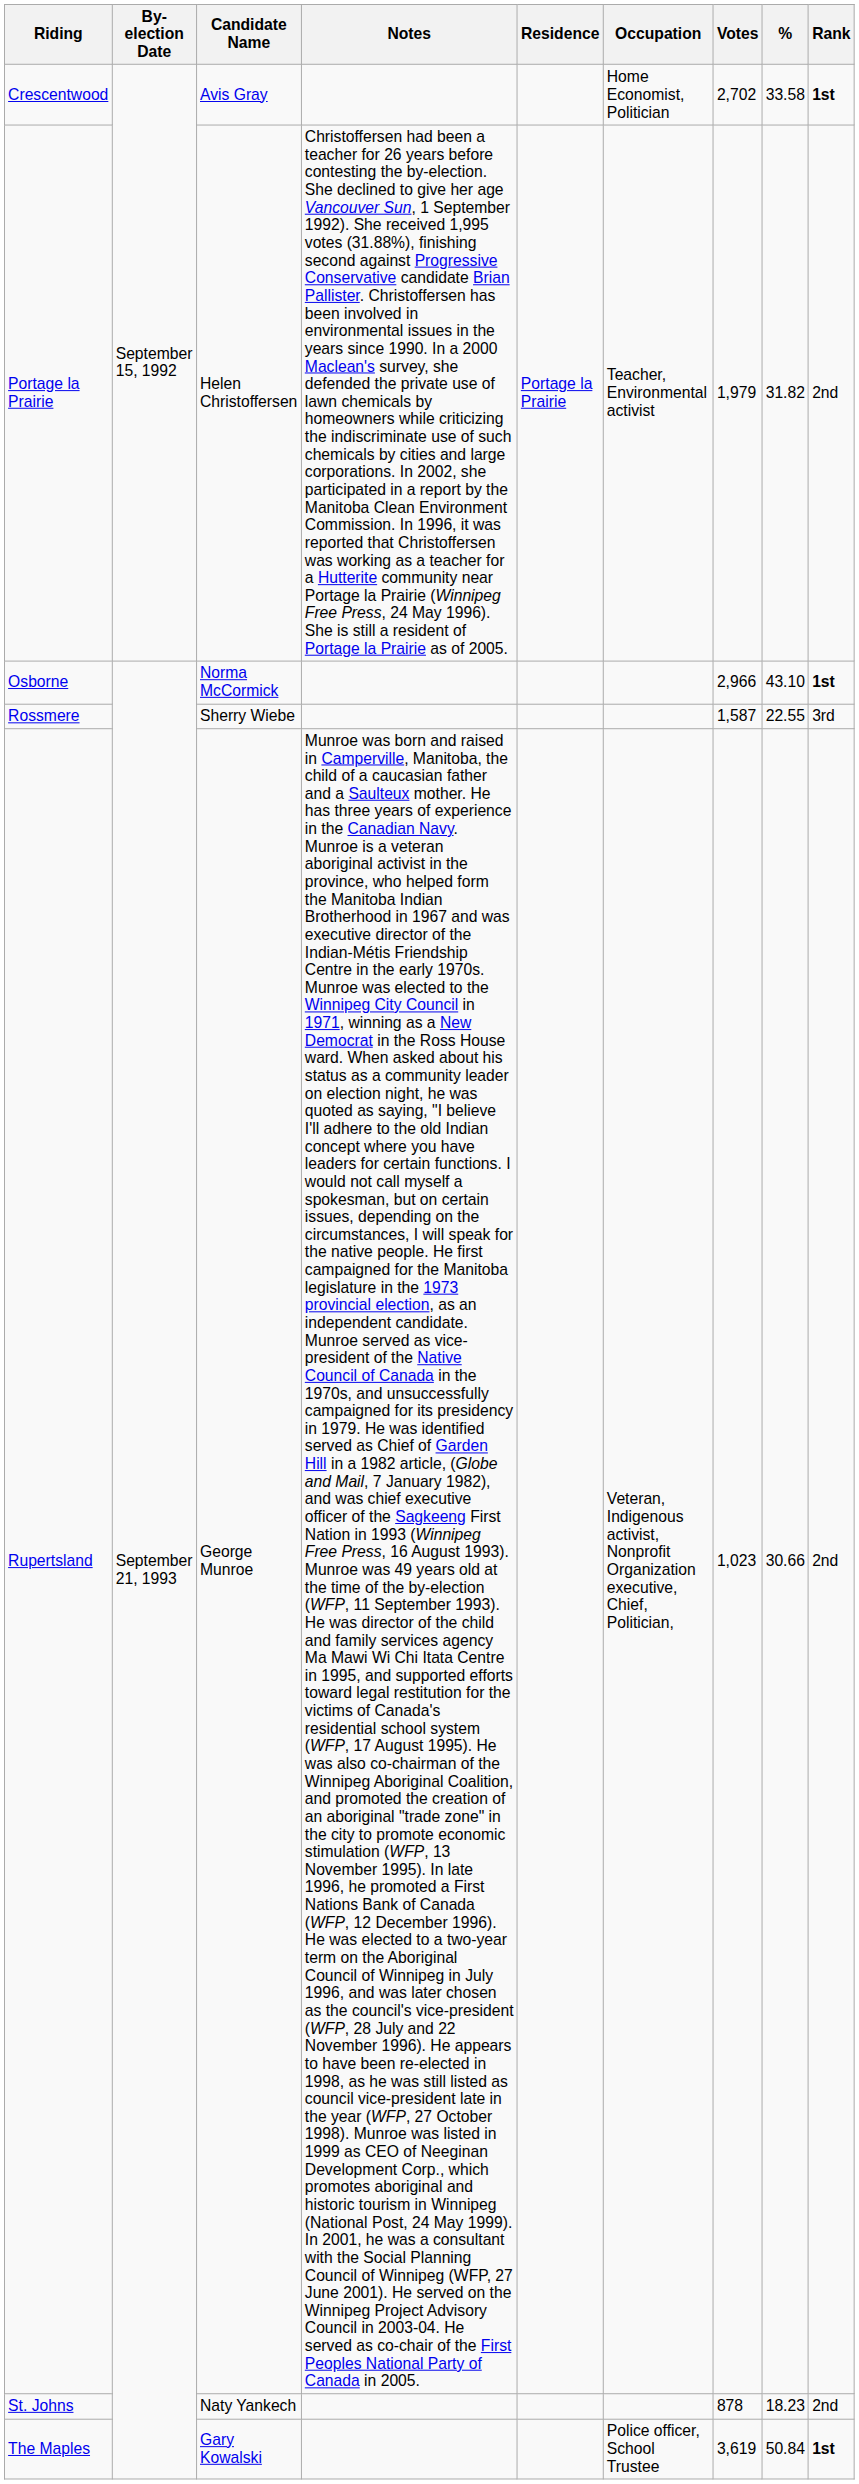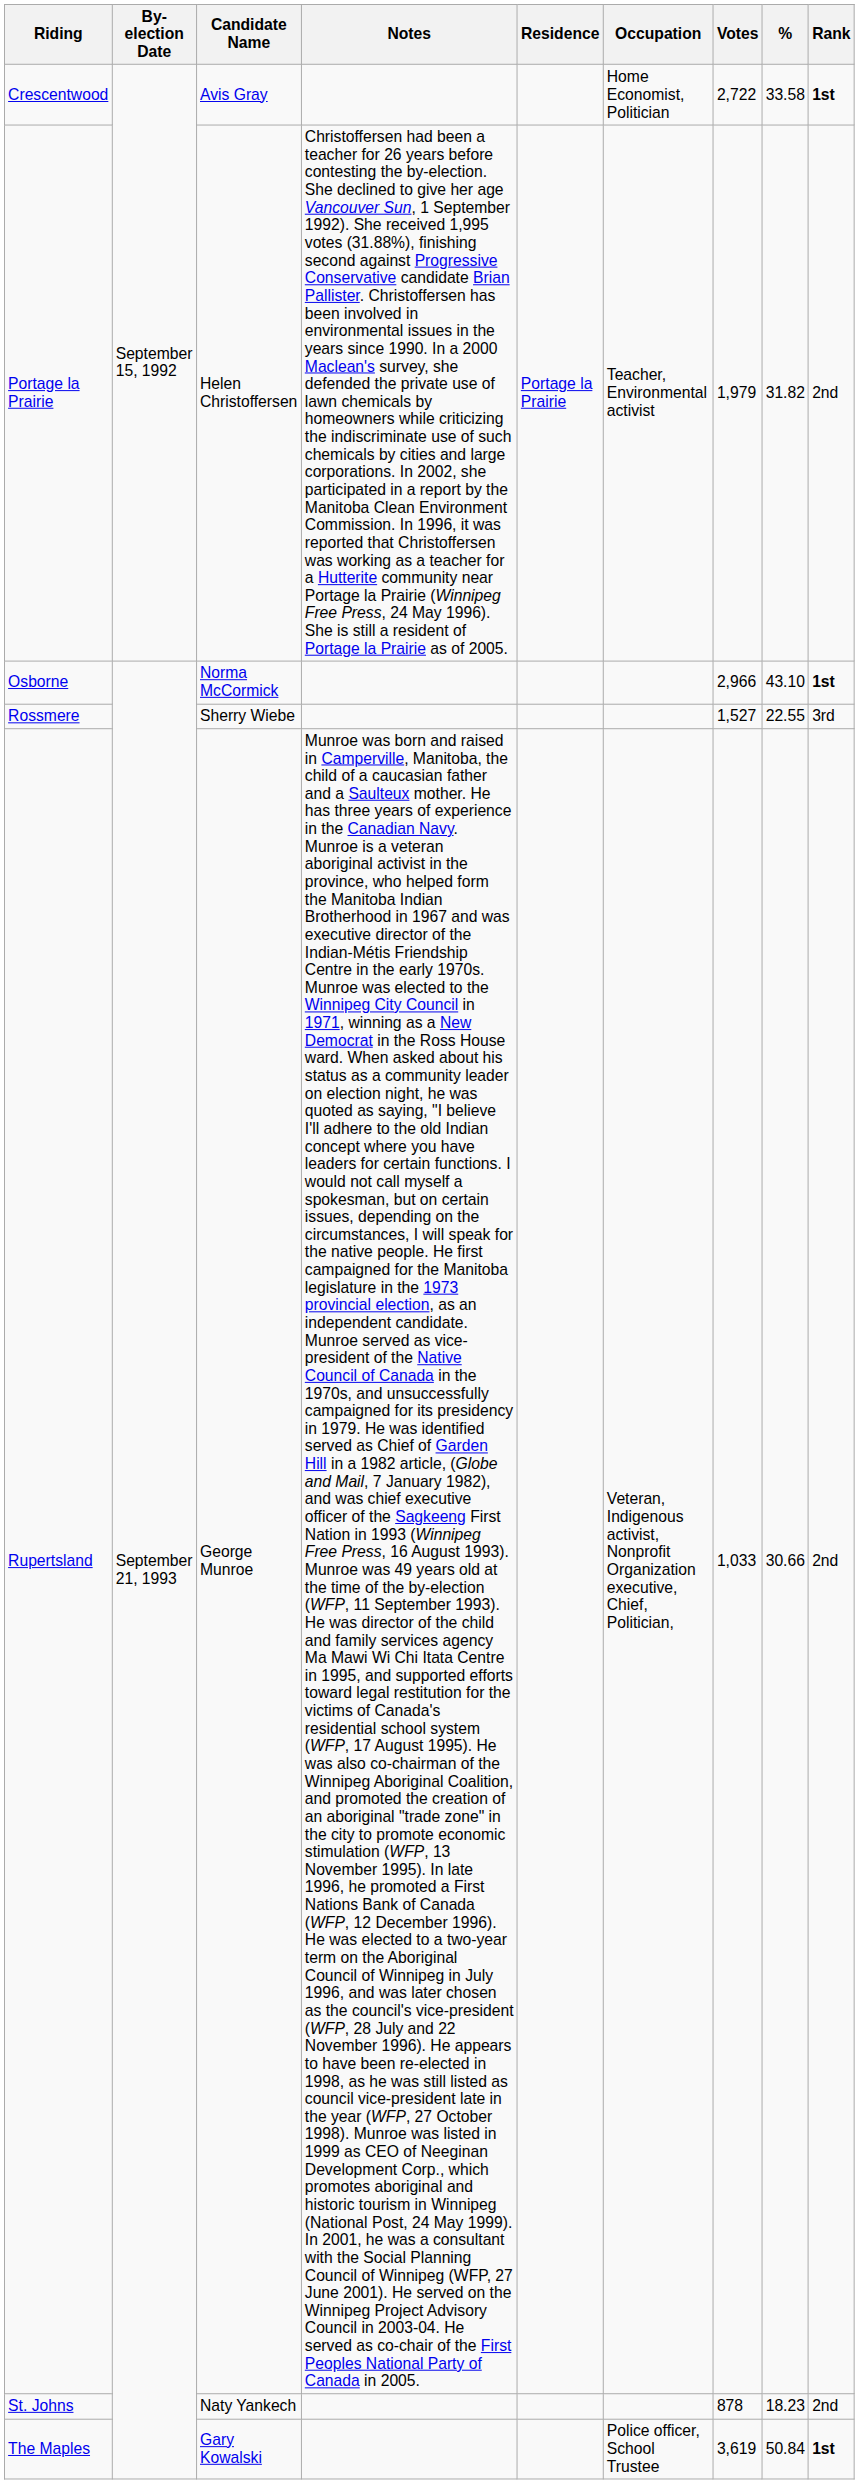(737, 94) 2,702 -> (737, 94) 2,722
(737, 716) 1,587 -> (737, 716) 1,527
(737, 1561) 1,023 -> (737, 1561) 1,033
